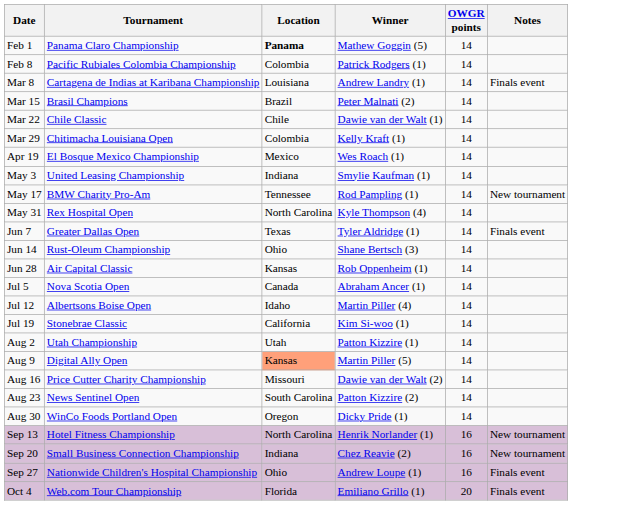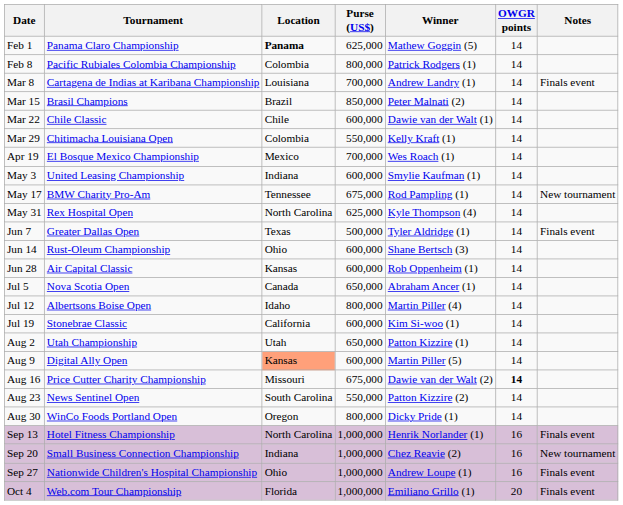+ column: (360, 20)
(466, 379) normal -> (516, 379) bold
(528, 435) New tournament -> (567, 435) Finals event
